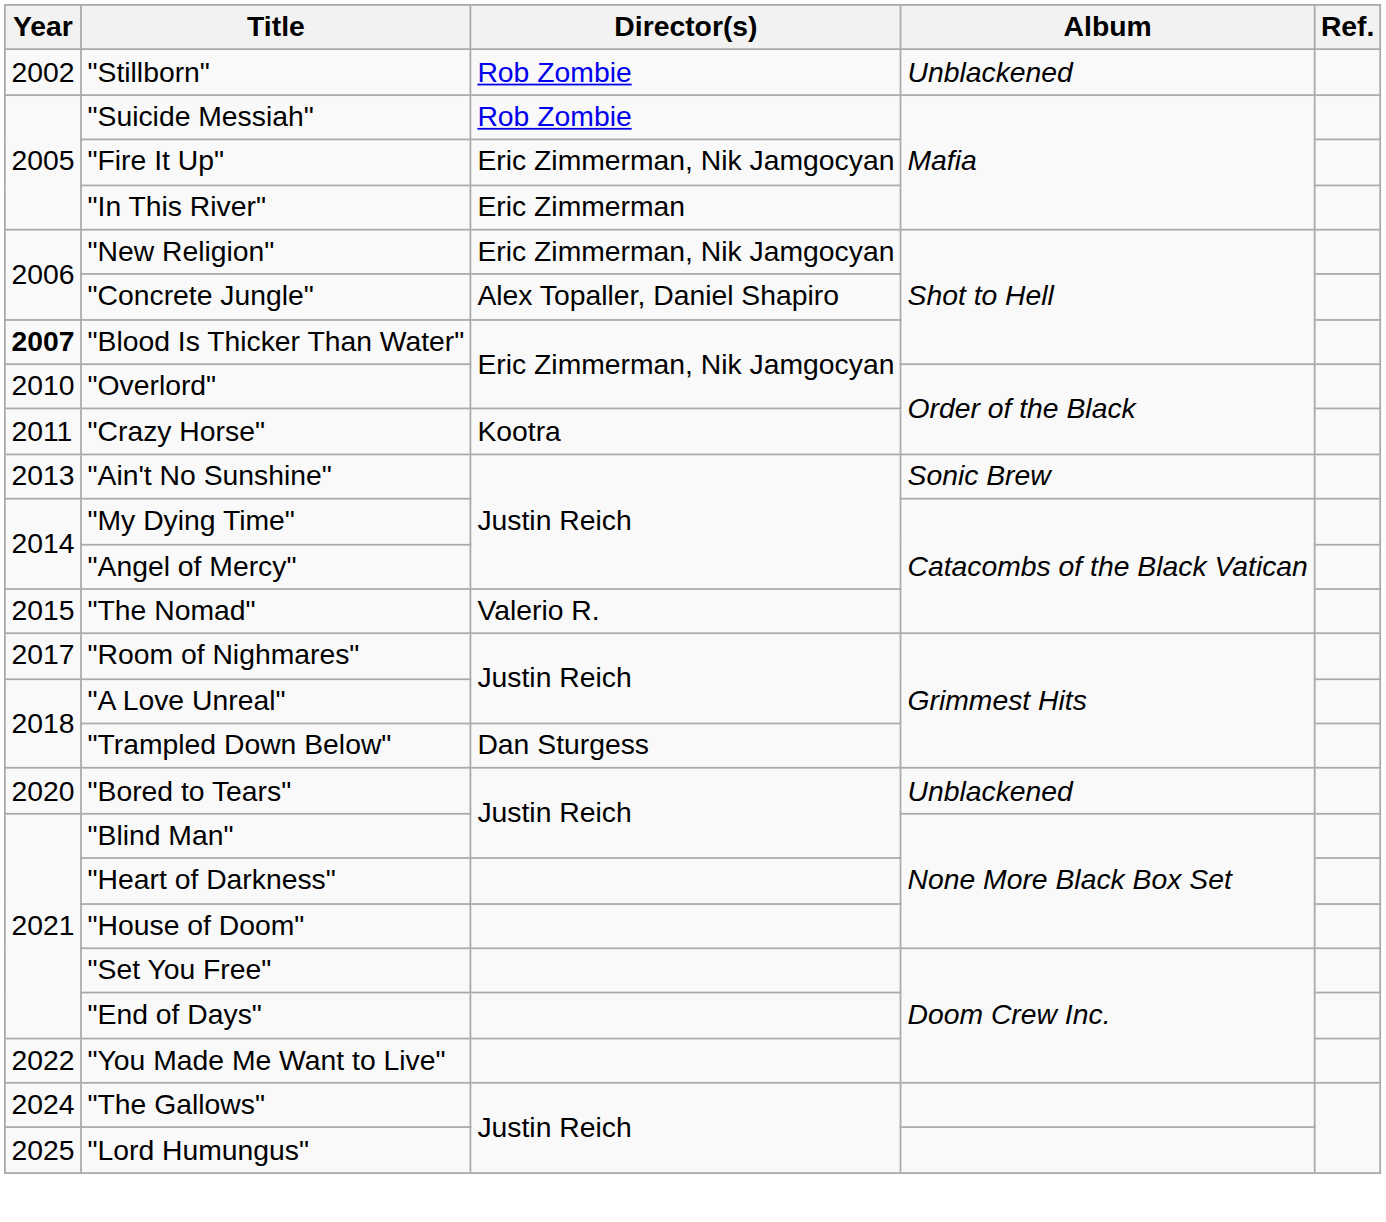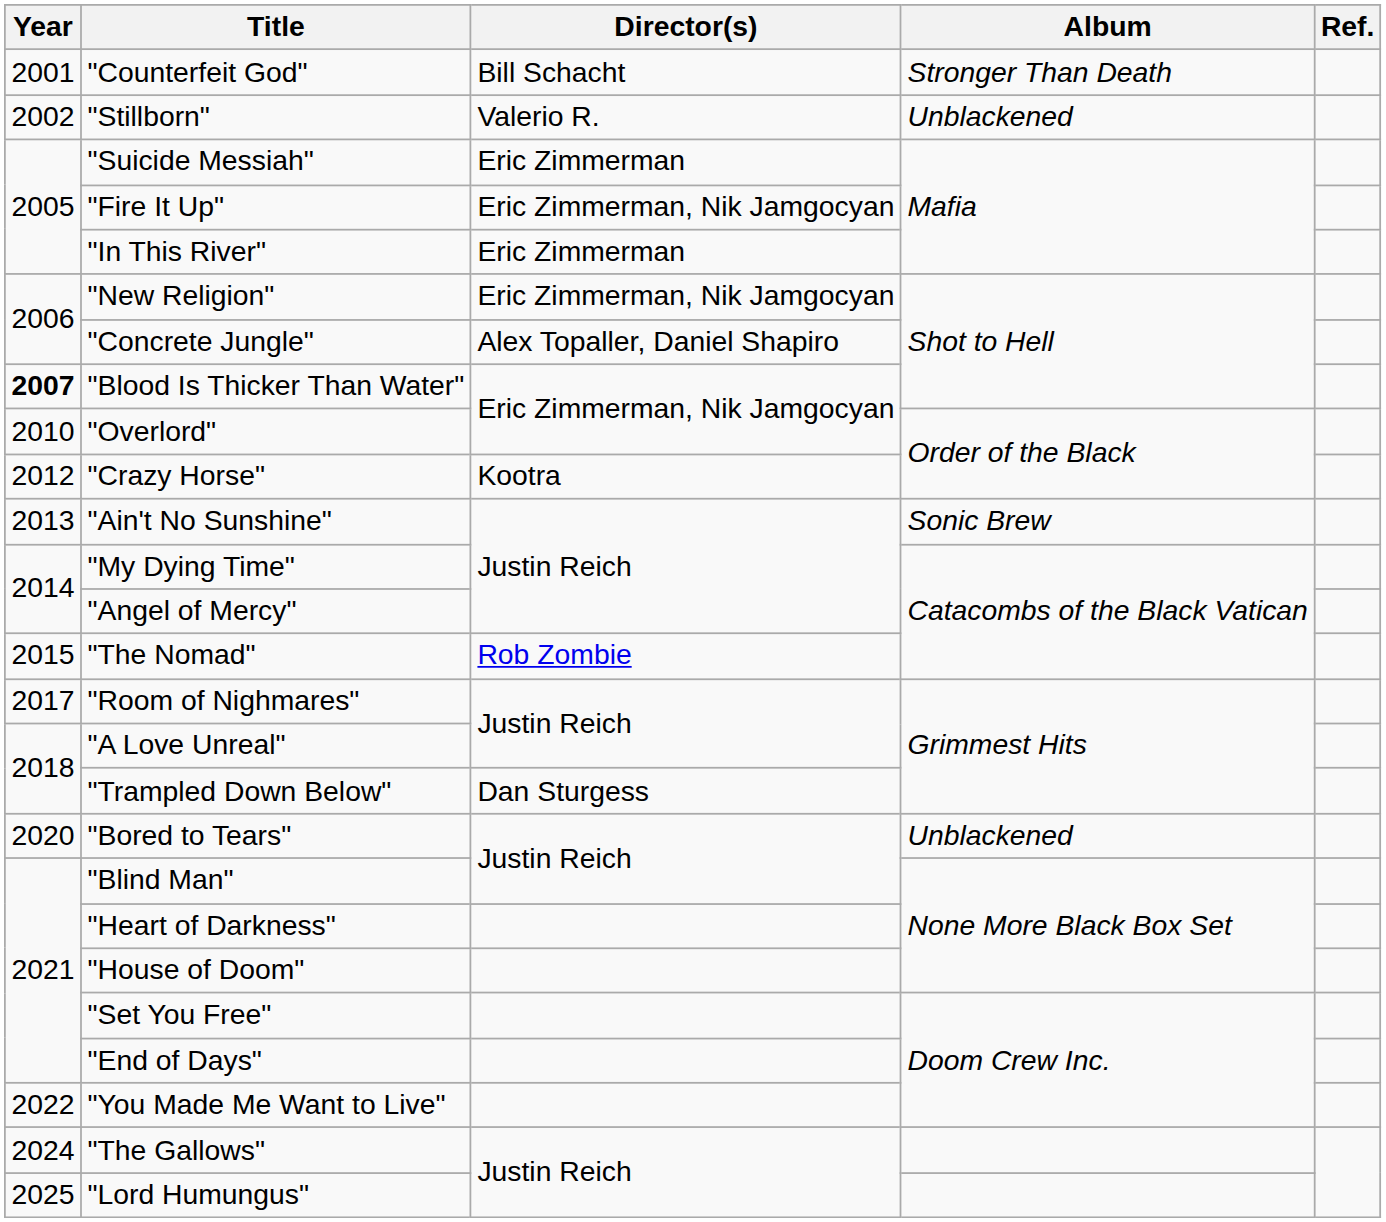+ row: (197, 71)
(555, 71) Rob Zombie -> (539, 116) Valerio R.
(555, 116) Rob Zombie -> (581, 161) Eric Zimmerman
(42, 431) 2011 -> (43, 476) 2012
(539, 610) Valerio R. -> (555, 655) Rob Zombie
